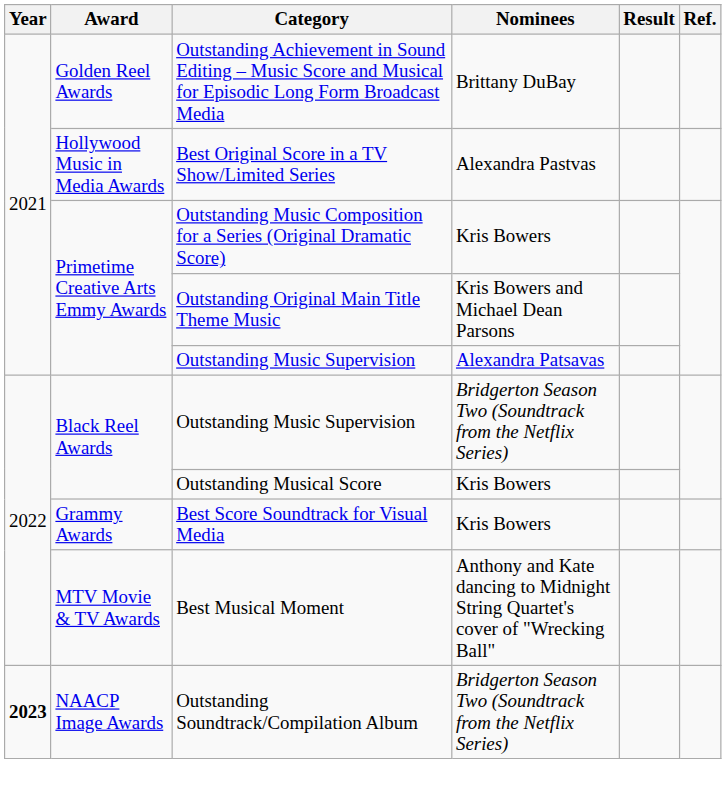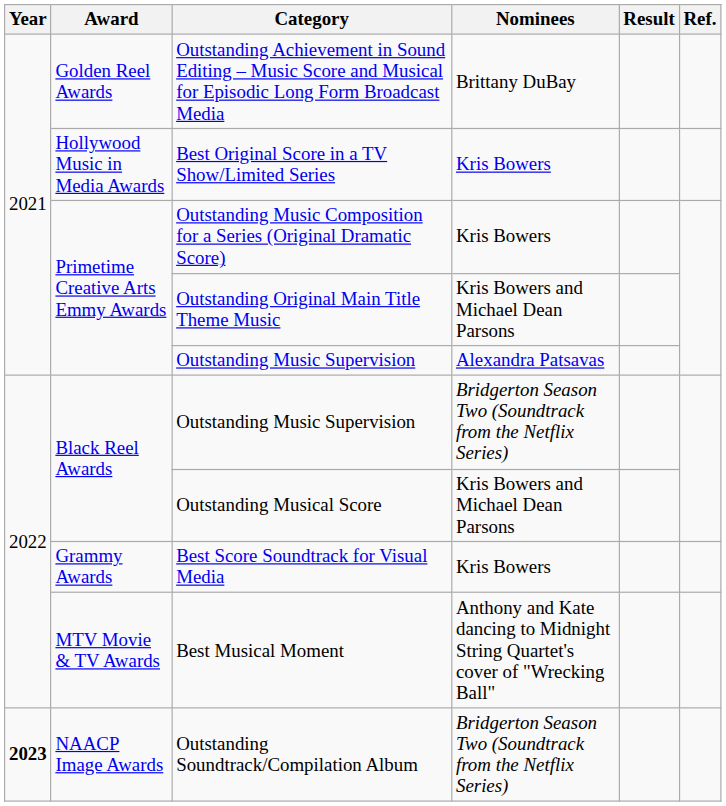(526, 164) Alexandra Pastvas -> (503, 164) Kris Bowers
(503, 483) Kris Bowers -> (519, 505) Kris Bowers and Michael Dean Parsons
